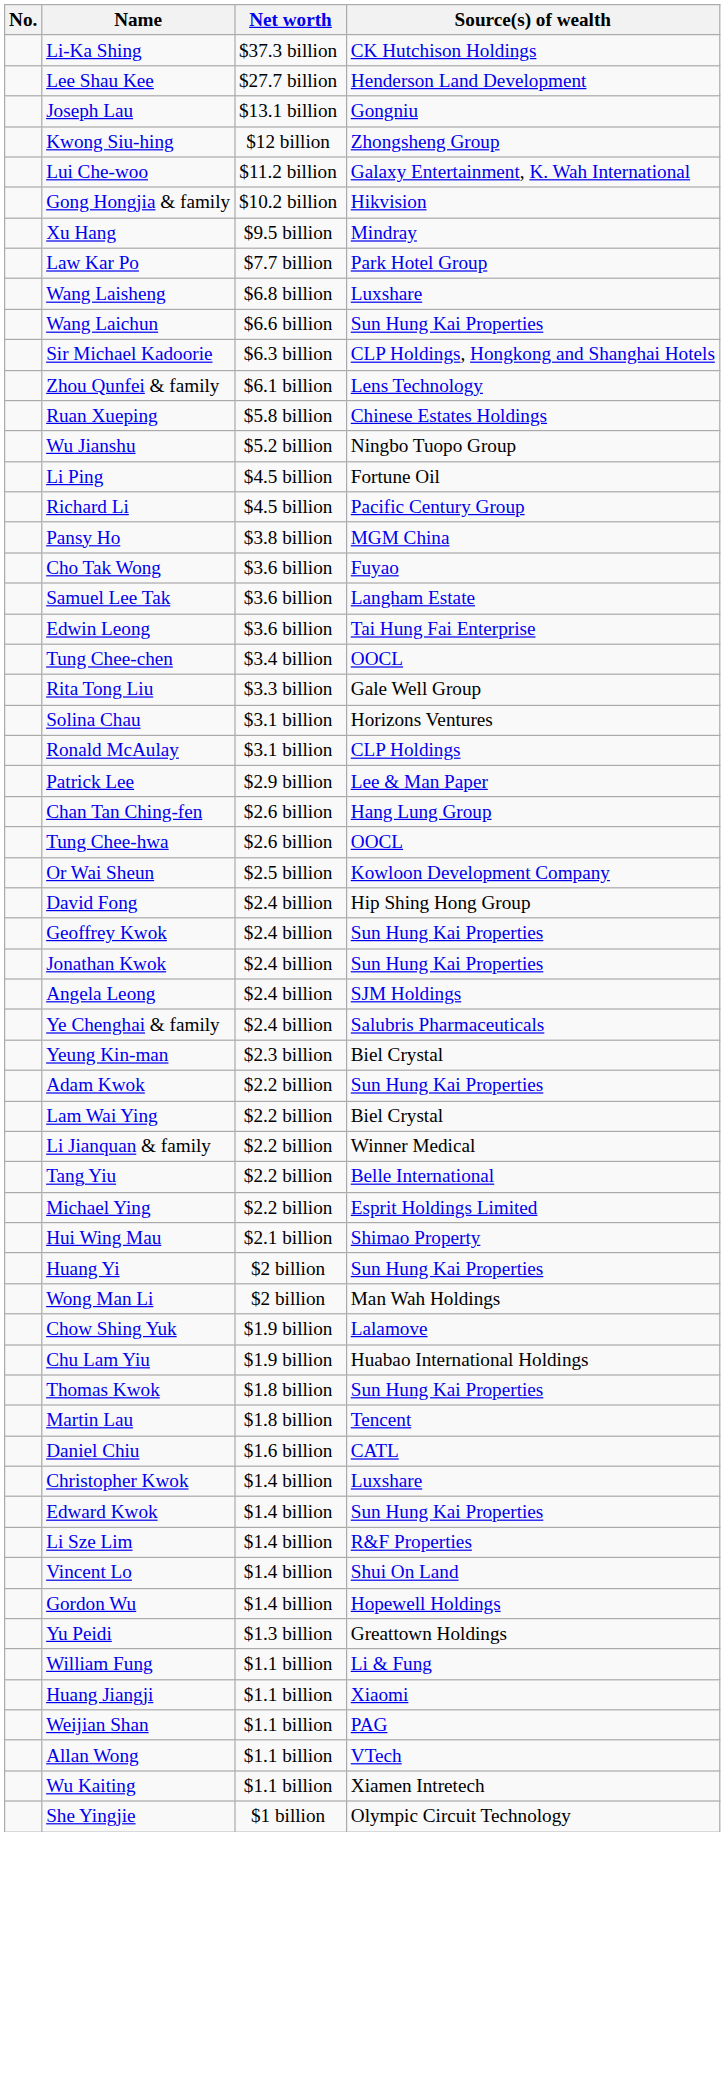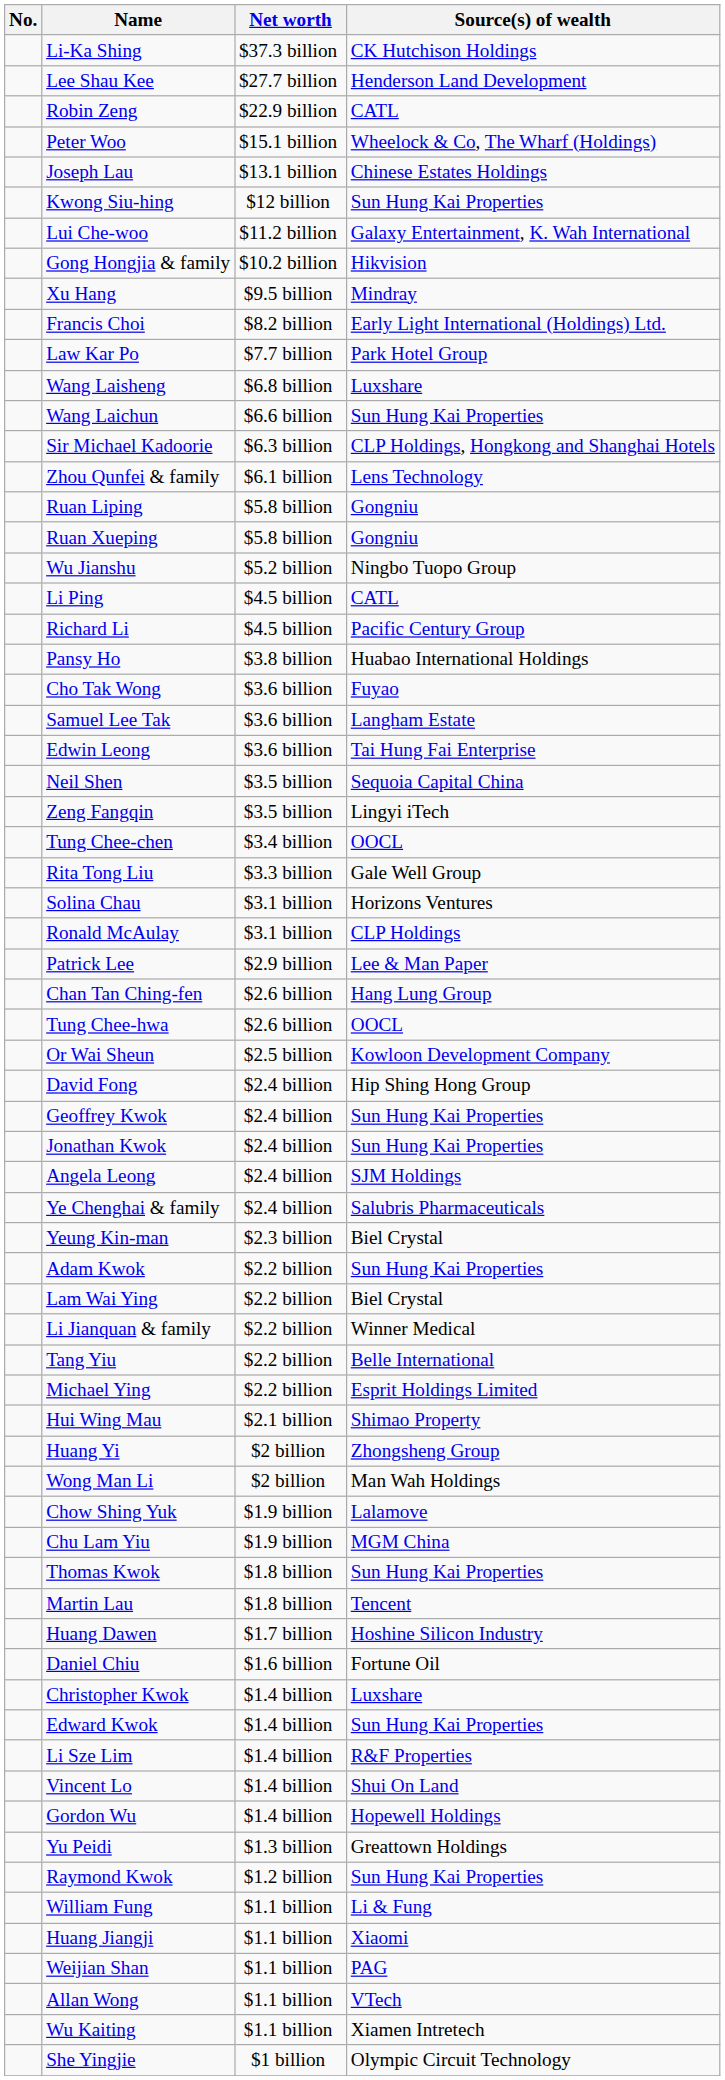+ row: (92, 111)
+ row: (86, 141)
(384, 111) Gongniu -> (449, 171) Chinese Estates Holdings
(425, 141) Zhongsheng Group -> (447, 202) Sun Hung Kai Properties
+ row: (95, 324)
+ row: (94, 506)
(449, 415) Chinese Estates Holdings -> (384, 537) Gongniu
(395, 476) Fortune Oil -> (375, 598) CATL
(400, 537) MGM China -> (470, 659) Huabao International Holdings
+ row: (84, 780)
+ row: (100, 811)
(447, 1268) Sun Hung Kai Properties -> (425, 1450) Zhongsheng Group
(470, 1359) Huabao International Holdings -> (400, 1542) MGM China
+ row: (101, 1633)
(375, 1450) CATL -> (395, 1664) Fortune Oil
+ row: (109, 1877)
